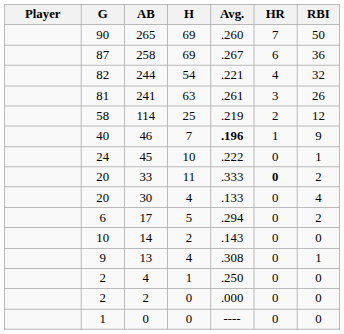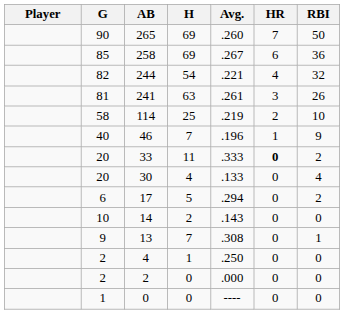(103, 55) 87 -> (103, 55) 85
(318, 116) 12 -> (318, 116) 10
(232, 136) bold -> (232, 136) normal
- row: (146, 156)
(189, 258) 4 -> (189, 237) 7
